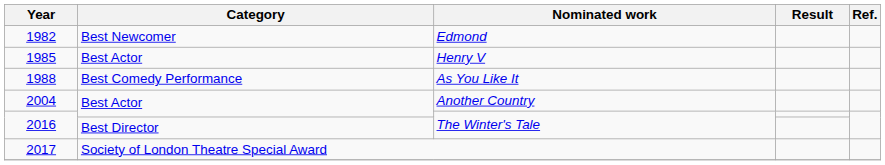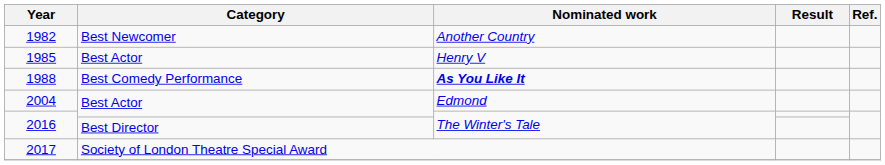(462, 36) Edmond -> (485, 36) Another Country
(478, 79) normal -> (481, 79) bold
(485, 100) Another Country -> (462, 100) Edmond
